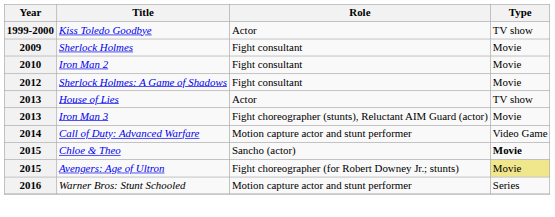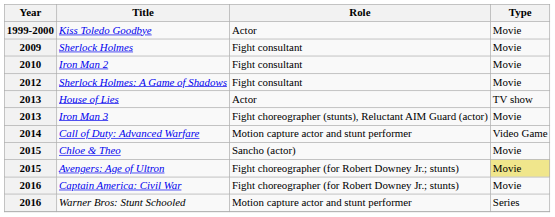(513, 30) TV show -> (507, 30) Movie
(507, 151) bold -> (507, 151) normal
+ row: (120, 185)
